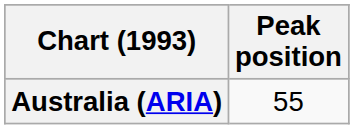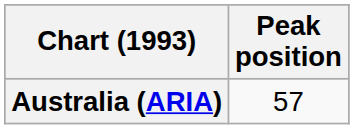(288, 100) 55 -> (288, 100) 57
